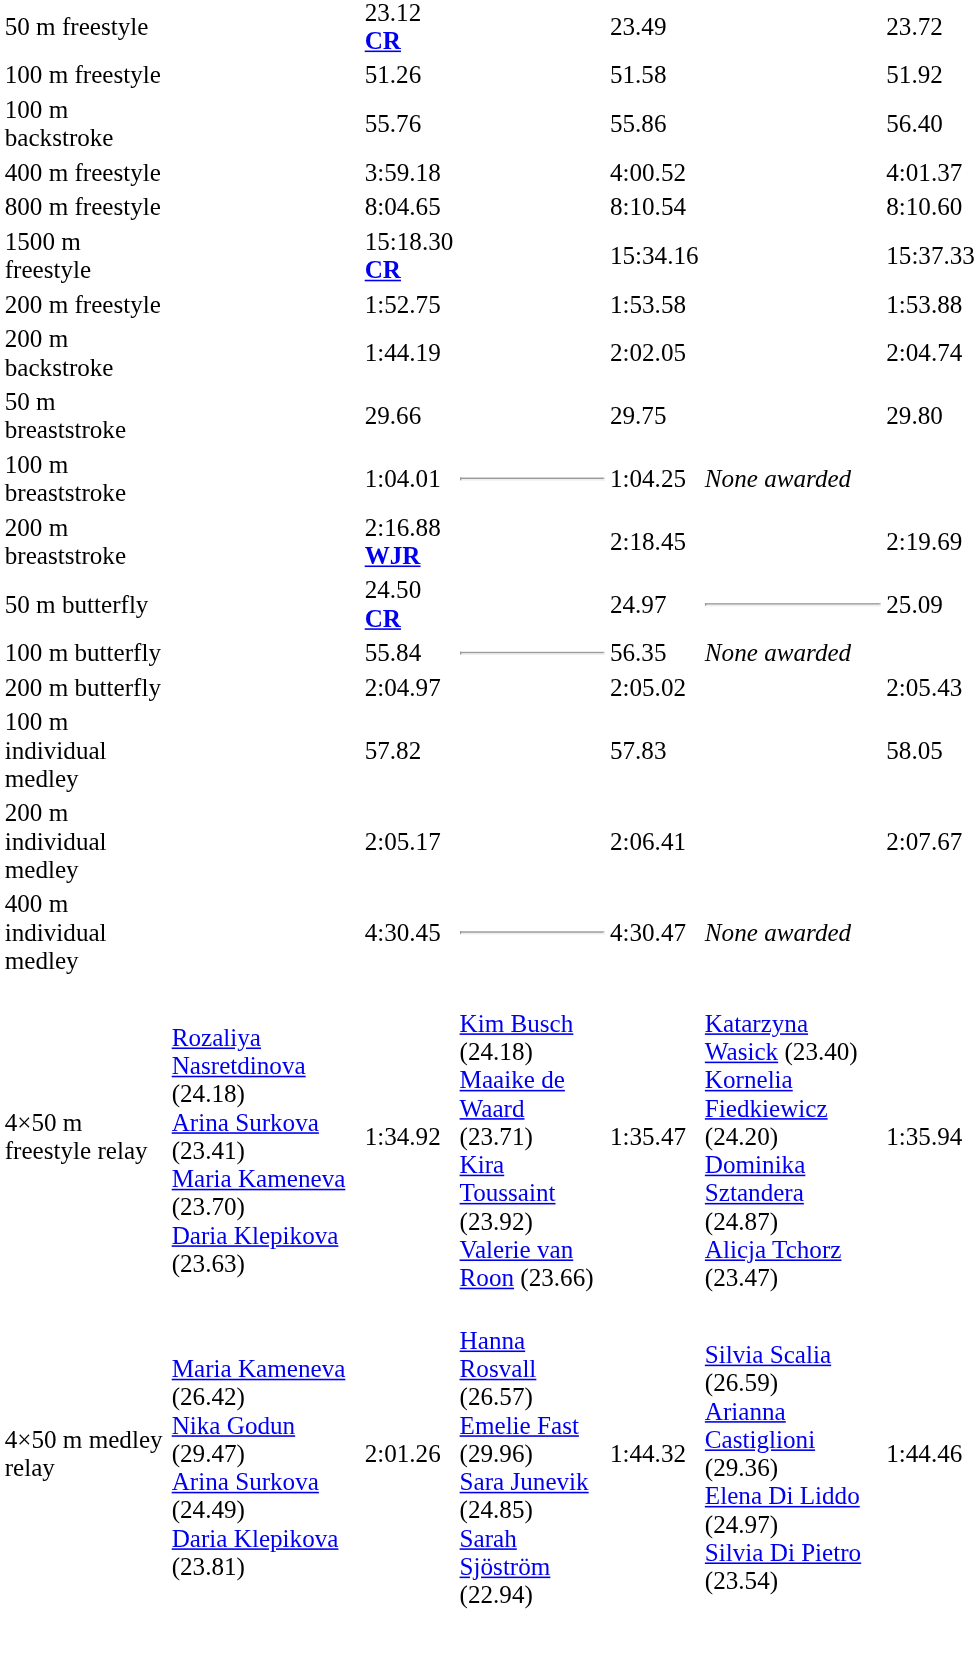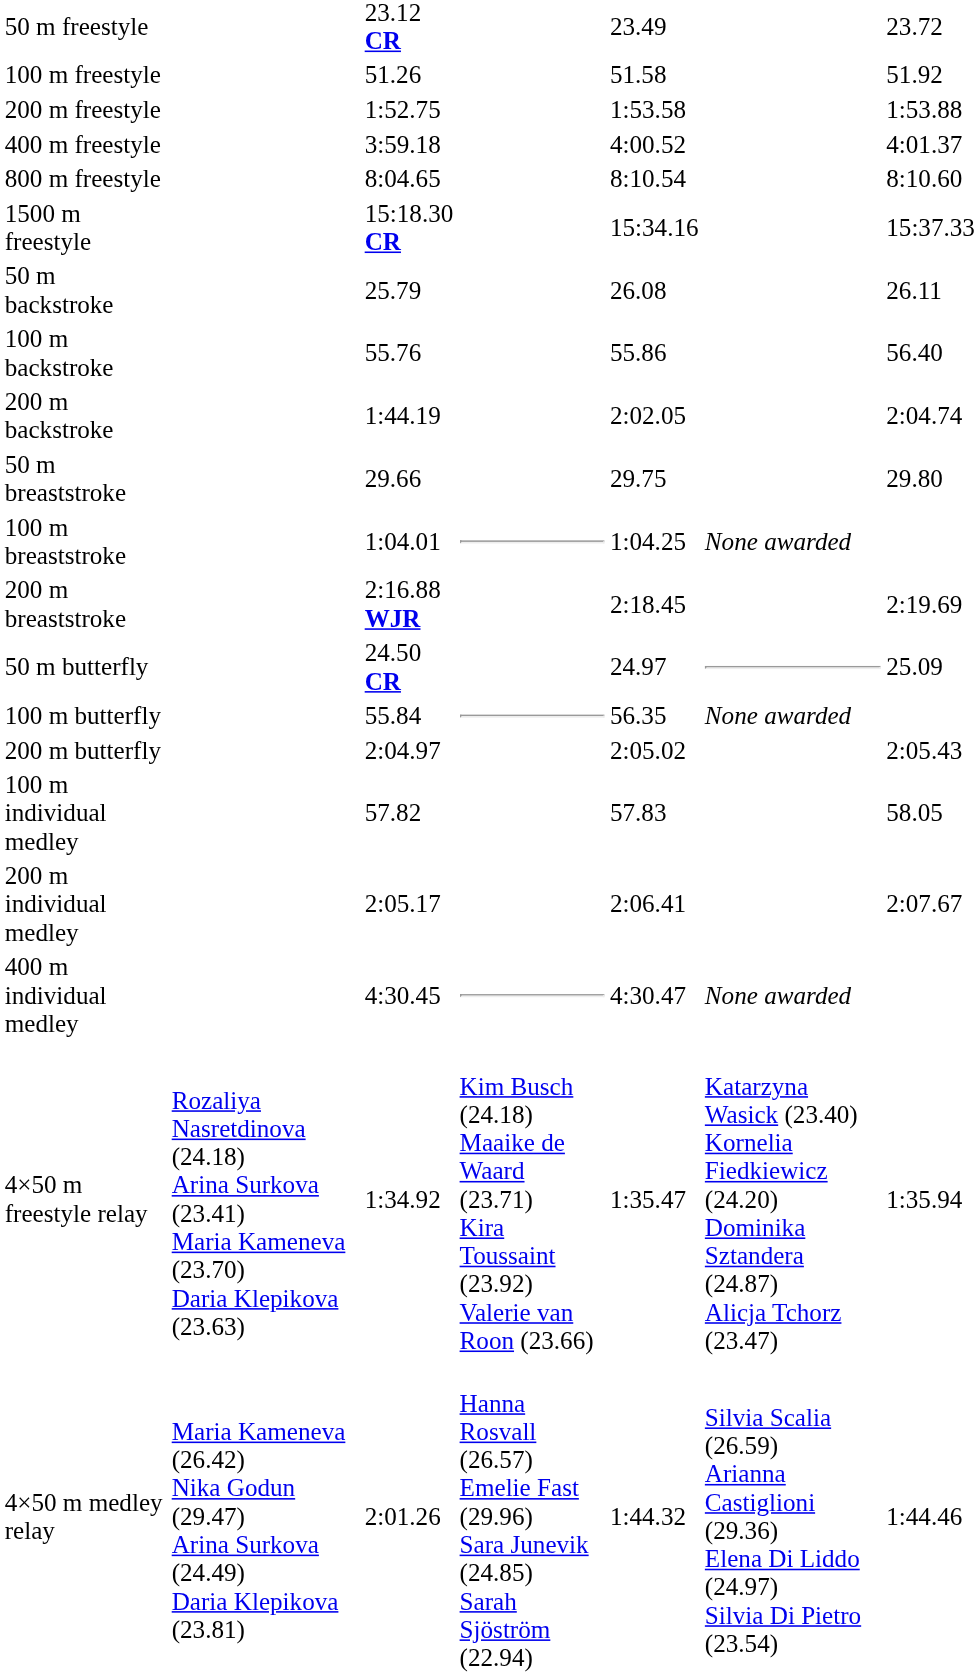rows swapped: (83, 304) <-> (59, 124)
+ row: (59, 290)
